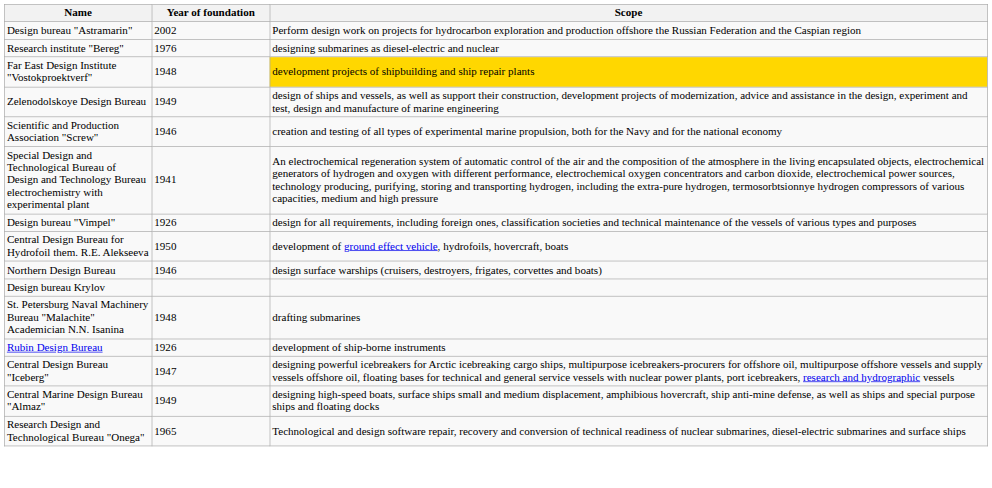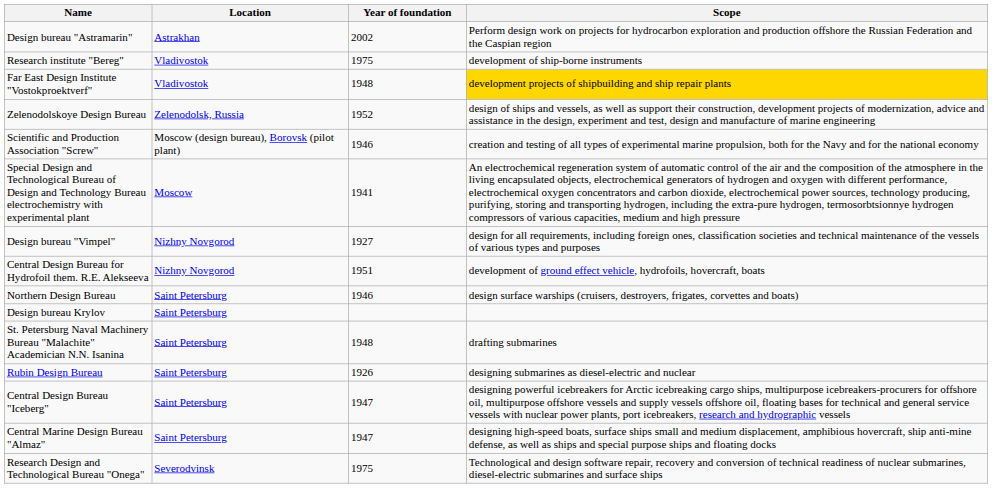+ column: (250, 13)
(165, 48) 1976 -> (362, 60) 1975
(386, 48) designing submarines as diesel-electric and nuclear -> (555, 60) development of ship-borne instruments
(165, 101) 1949 -> (362, 114) 1952
(165, 222) 1926 -> (362, 241) 1927
(165, 246) 1950 -> (362, 271) 1951
(359, 347) development of ship-borne instruments -> (582, 372) designing submarines as diesel-electric and nuclear
(165, 401) 1949 -> (362, 438) 1947
(165, 431) 1965 -> (362, 468) 1975
